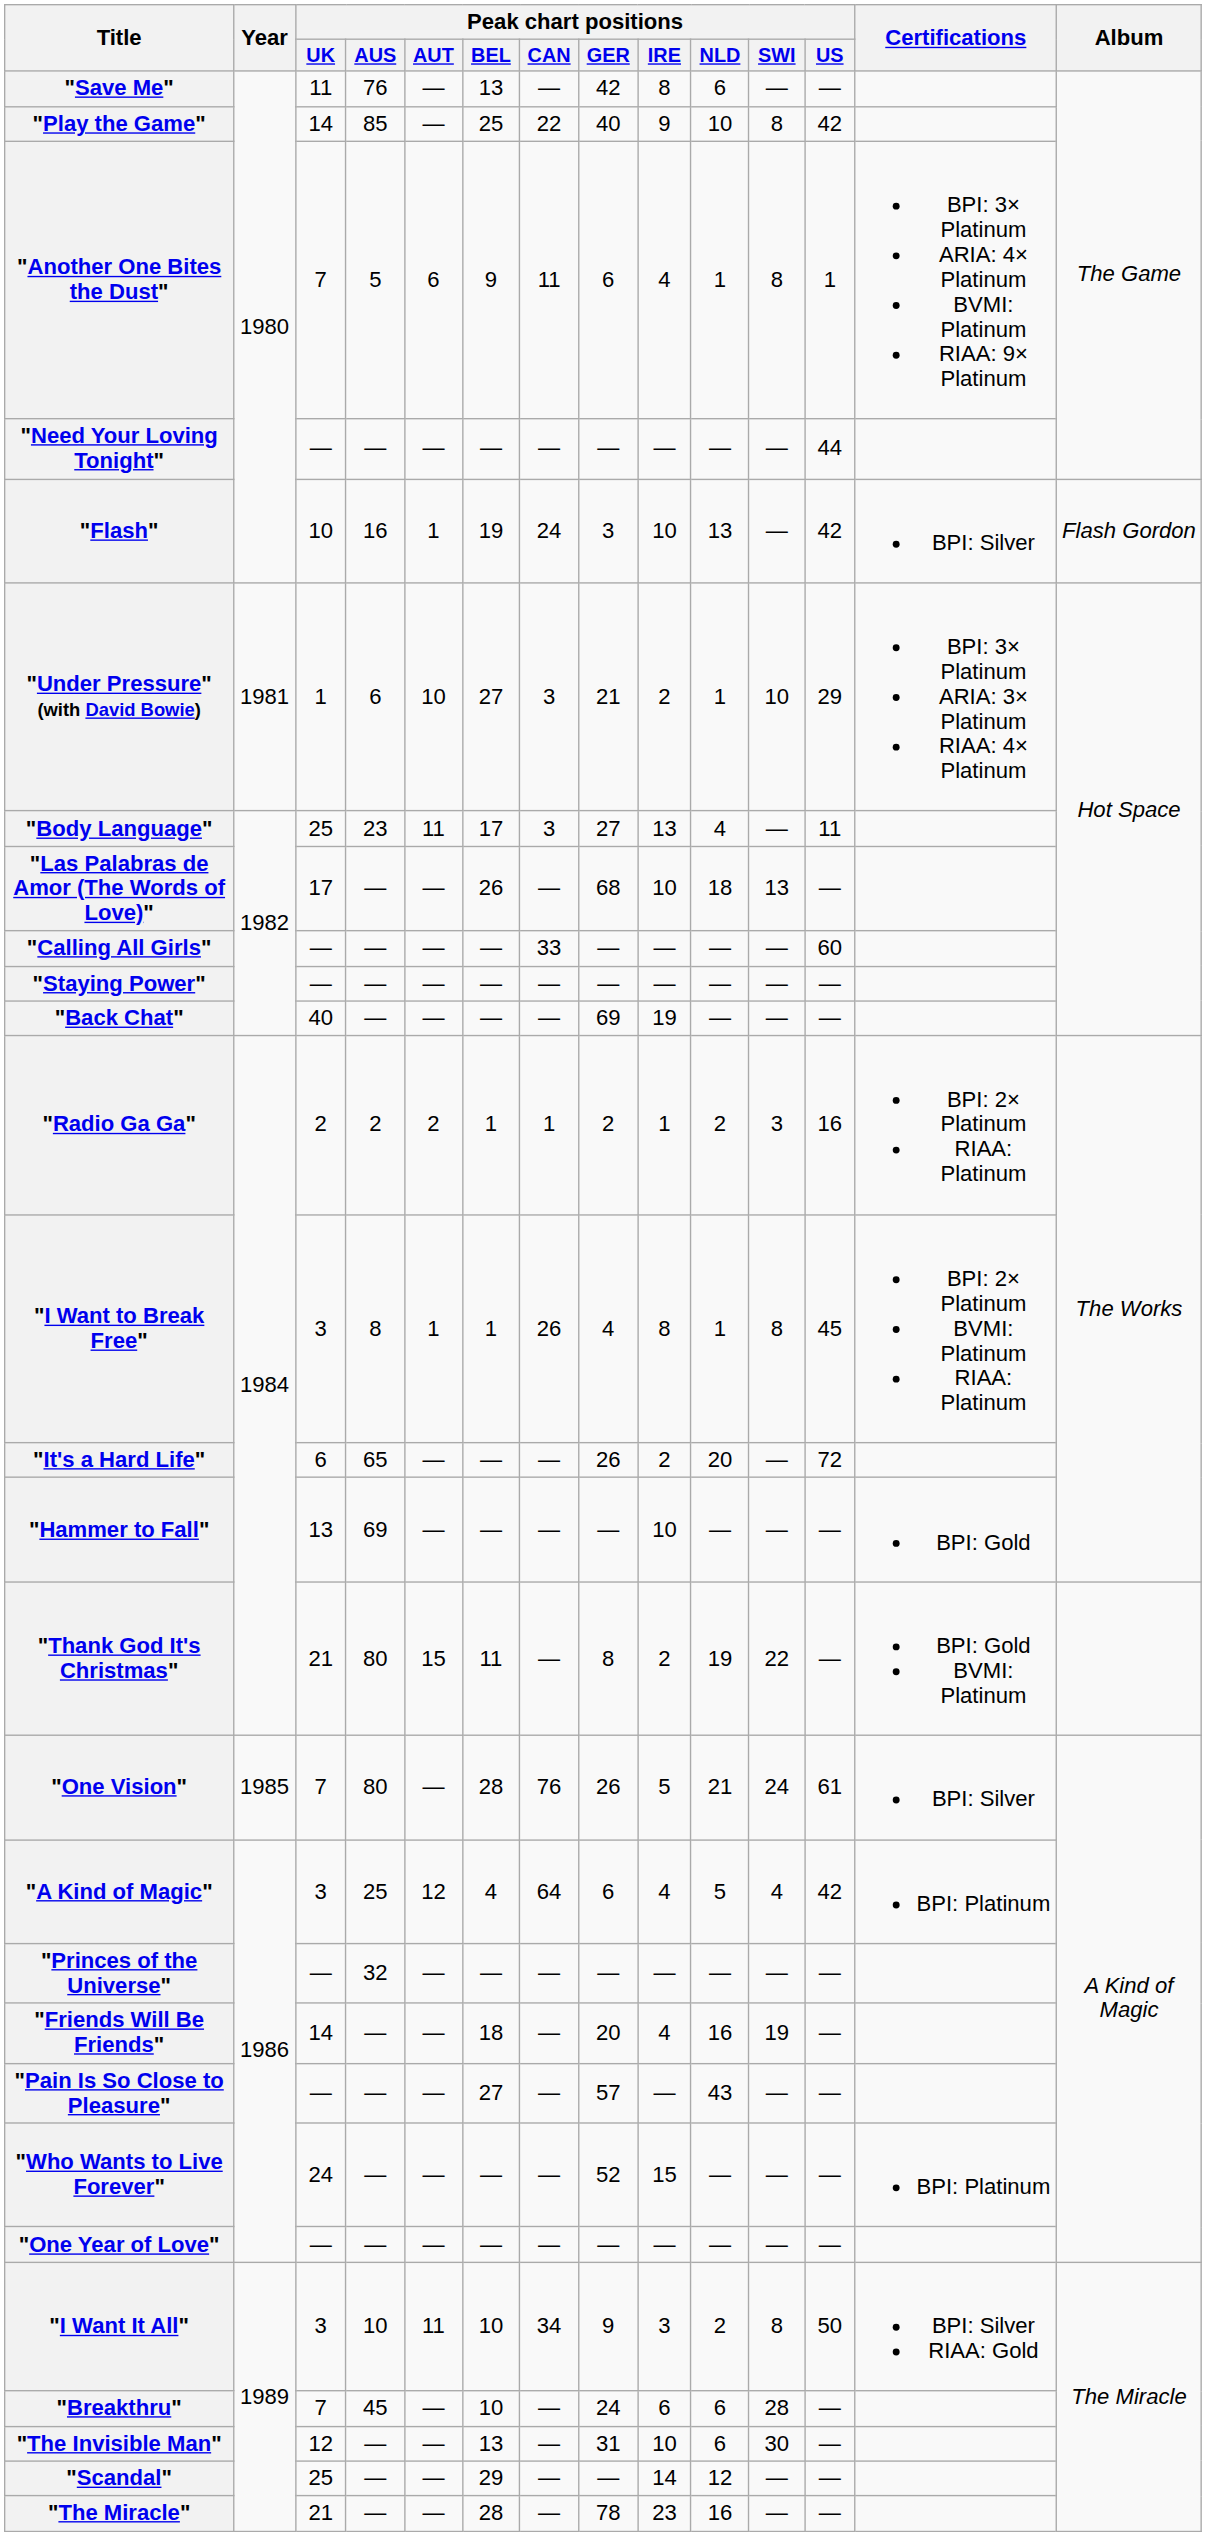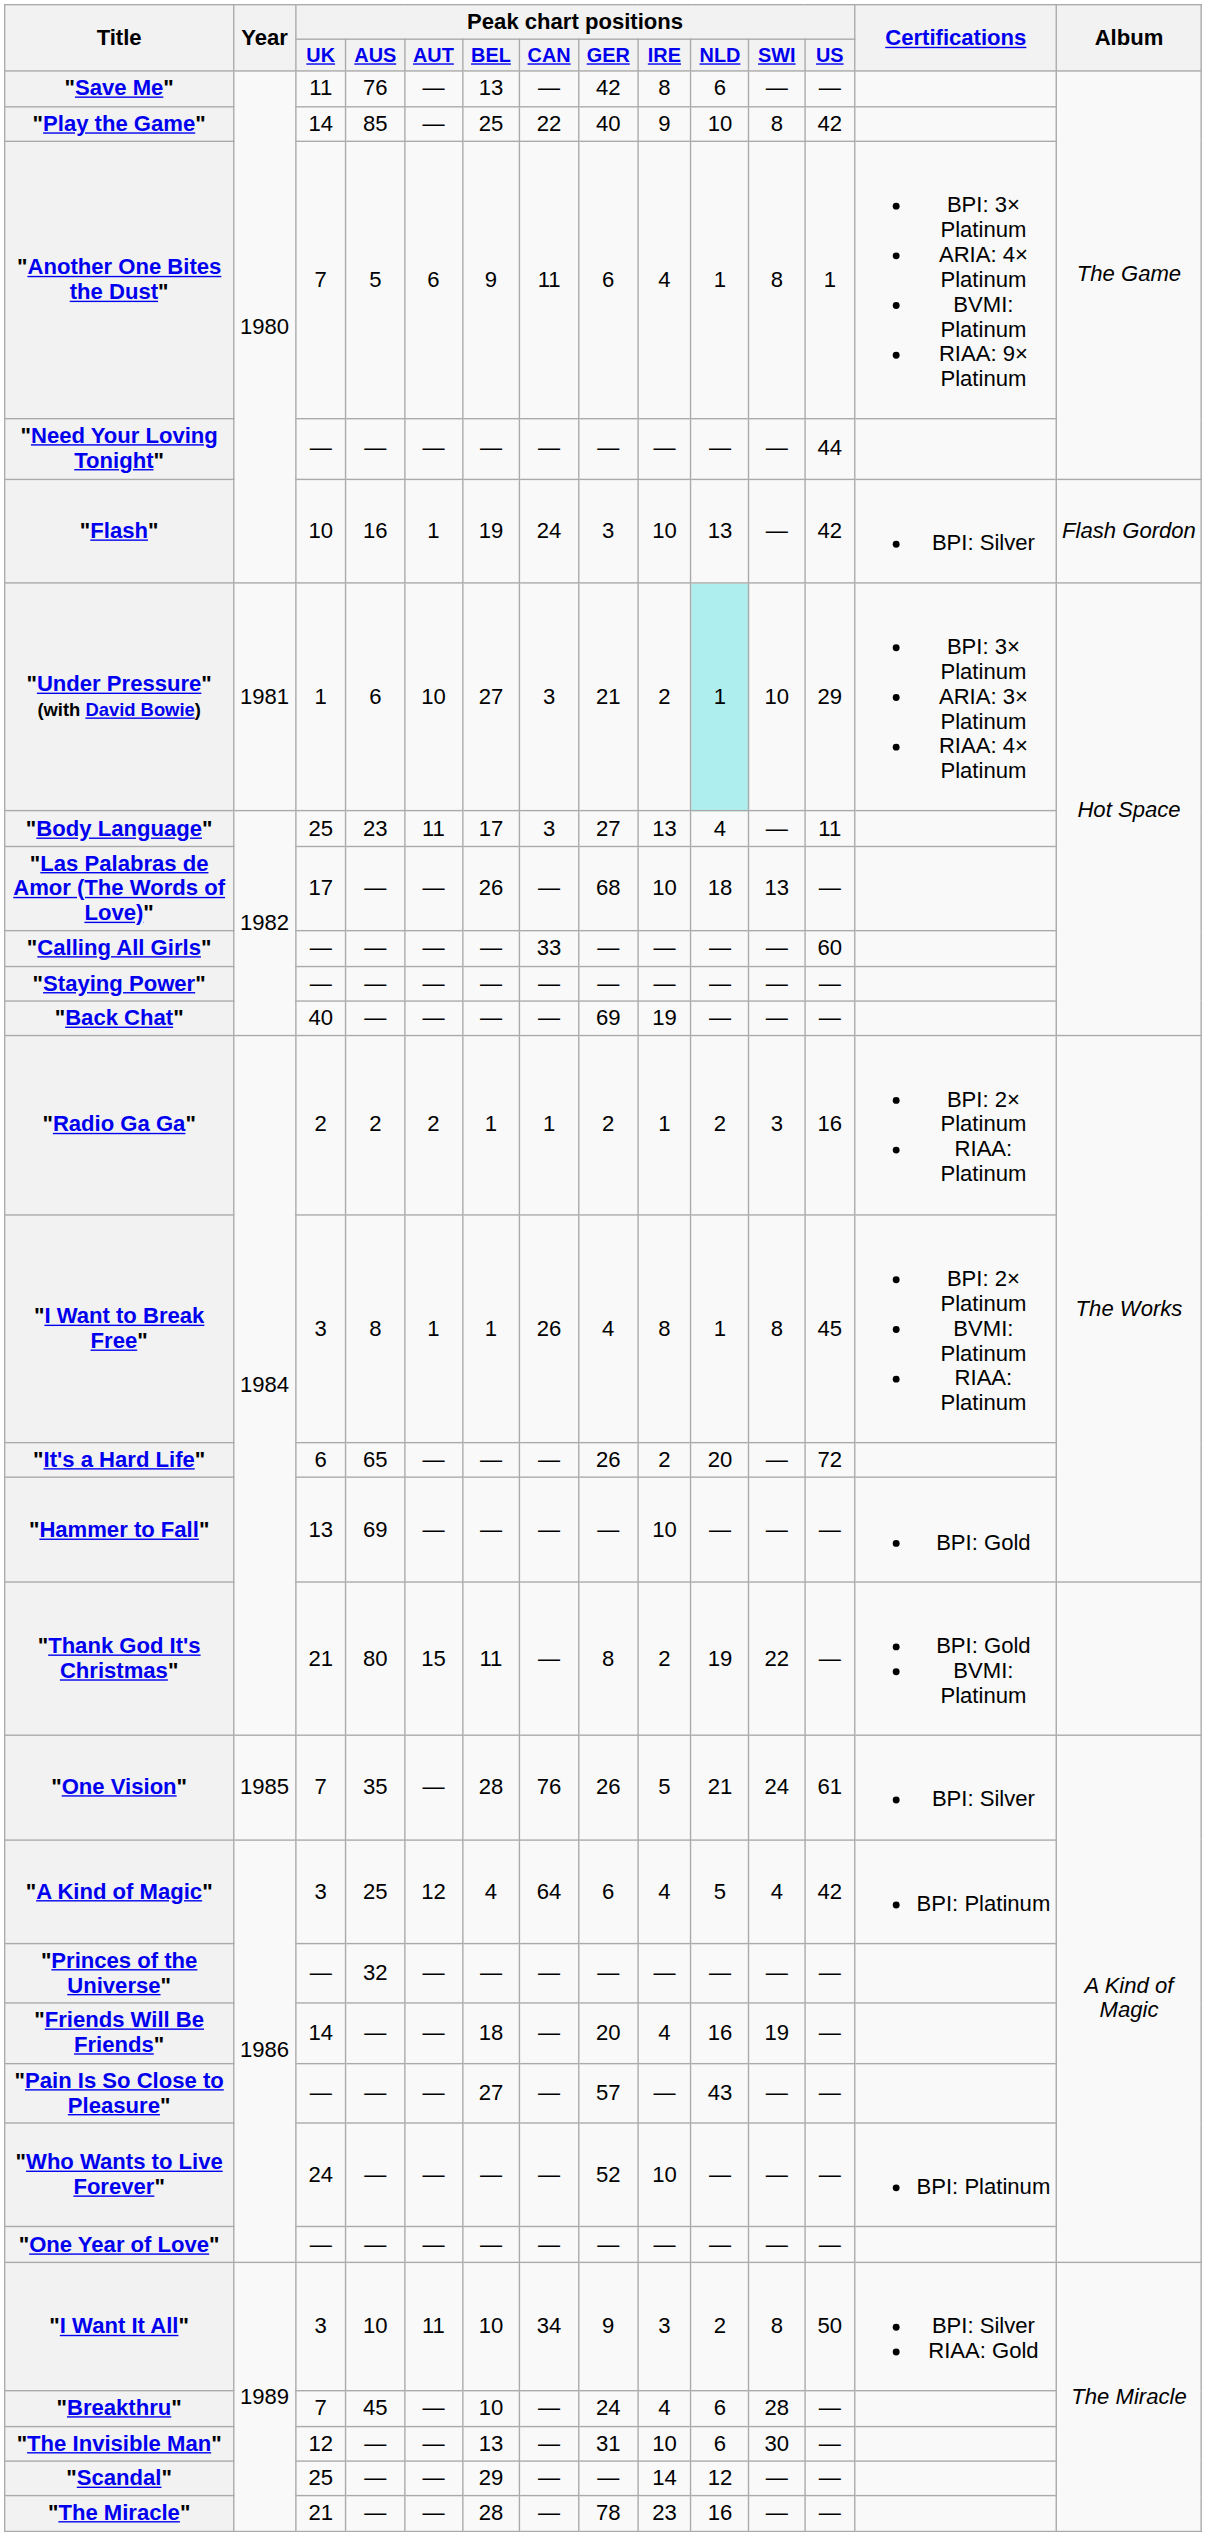(720, 696) no background -> (720, 696) paleturquoise background
(375, 1787) 80 -> (375, 1787) 35
(664, 2174) 15 -> (664, 2174) 10
(664, 2408) 6 -> (664, 2408) 4
